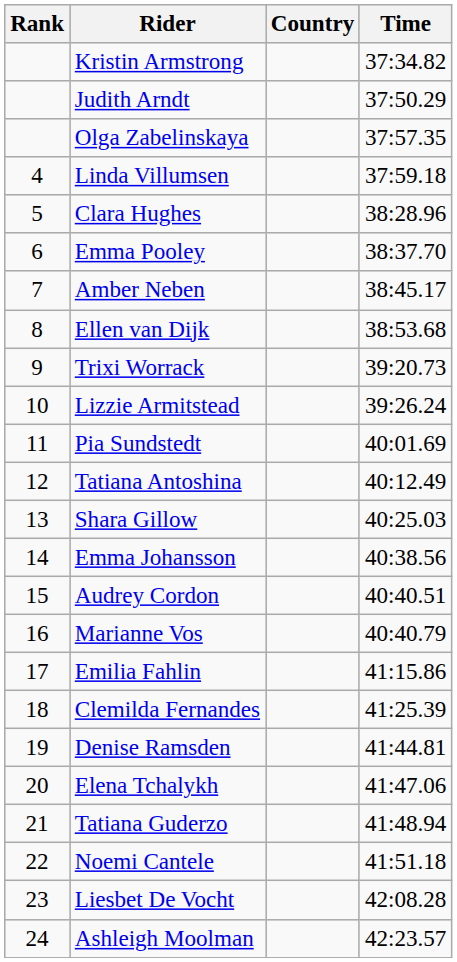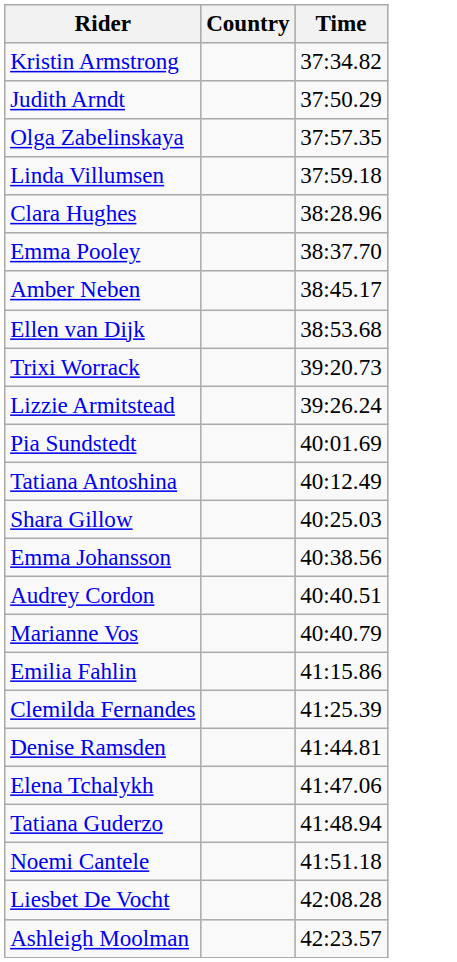- column: (37, 23)
